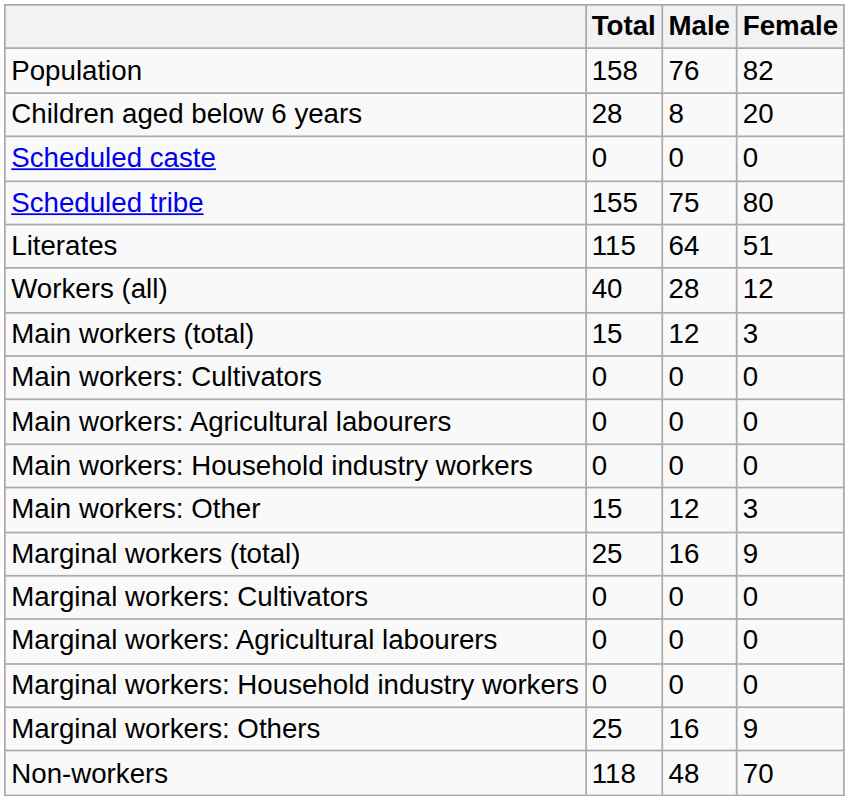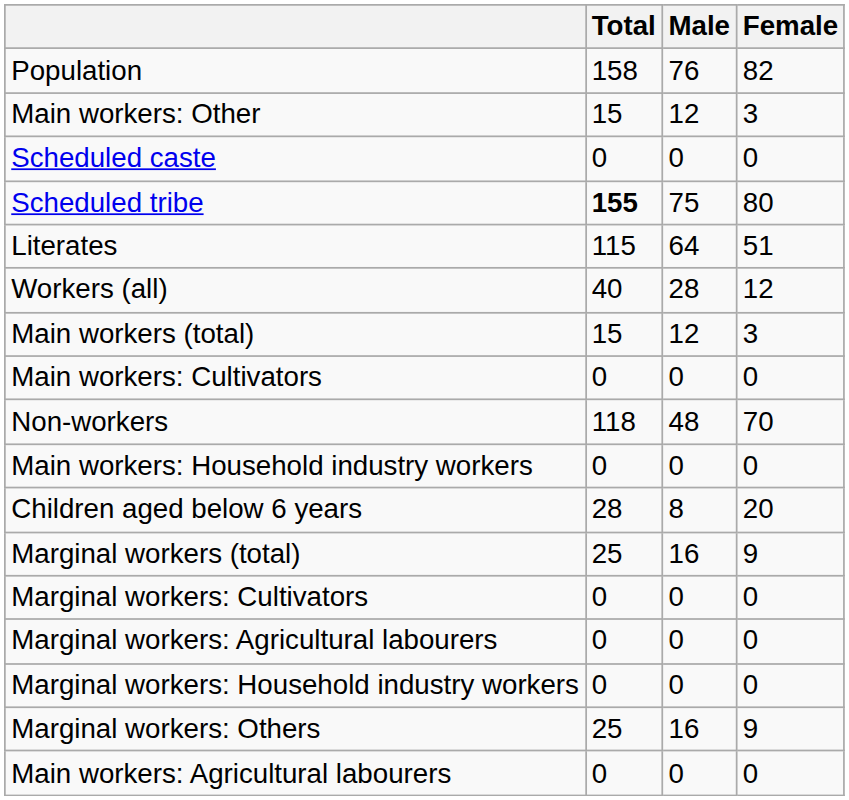rows swapped: (187, 114) <-> (136, 509)
(615, 202) normal -> (615, 202) bold
rows swapped: (231, 421) <-> (90, 772)
